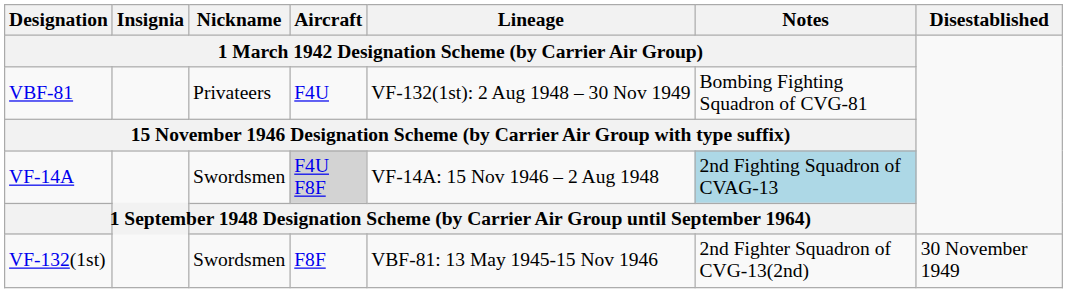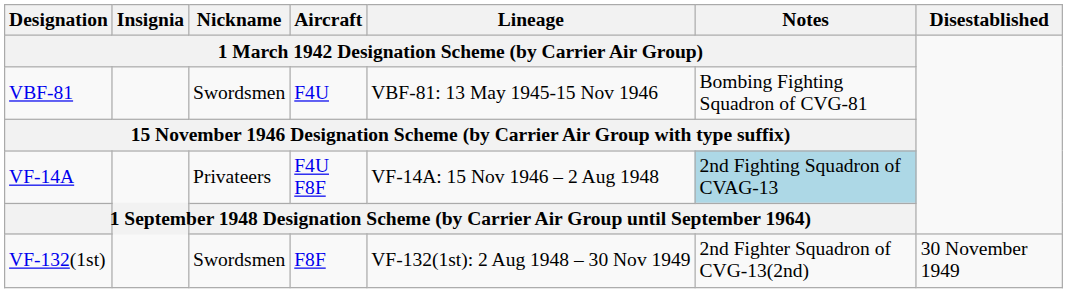(232, 92) Privateers -> (239, 92) Swordsmen
(531, 92) VF-132(1st): 2 Aug 1948 – 30 Nov 1949 -> (515, 92) VBF-81: 13 May 1945-15 Nov 1946
(239, 176) Swordsmen -> (232, 176) Privateers
(312, 176) lightgrey background -> (312, 176) no background
(515, 260) VBF-81: 13 May 1945-15 Nov 1946 -> (531, 260) VF-132(1st): 2 Aug 1948 – 30 Nov 1949
